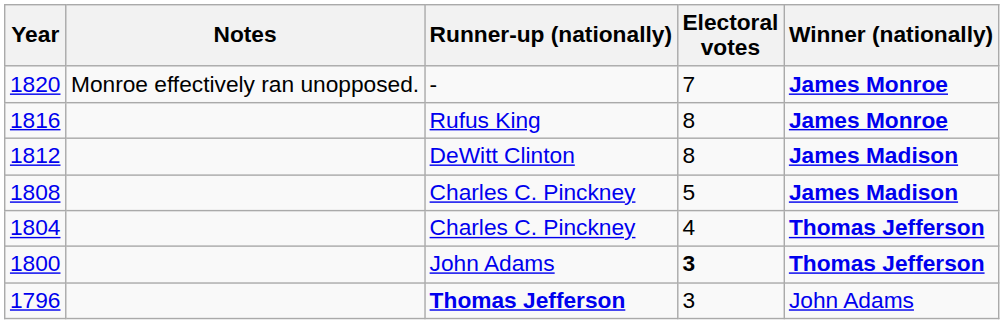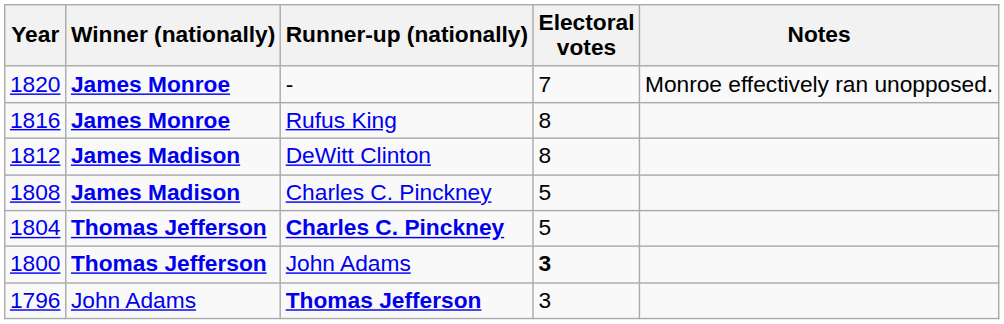columns swapped: (891, 35) <-> (245, 35)
(533, 228) normal -> (395, 228) bold
(689, 228) 4 -> (545, 228) 5
